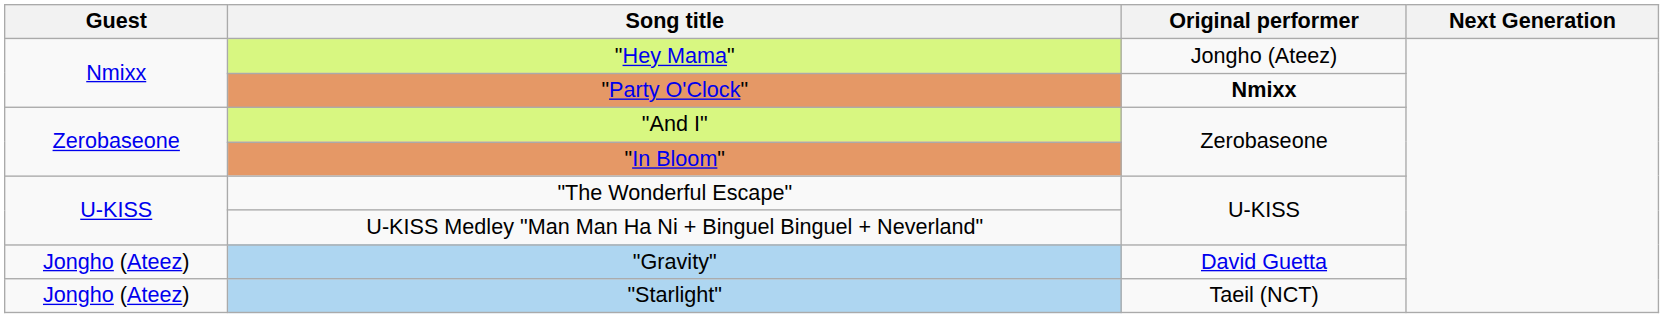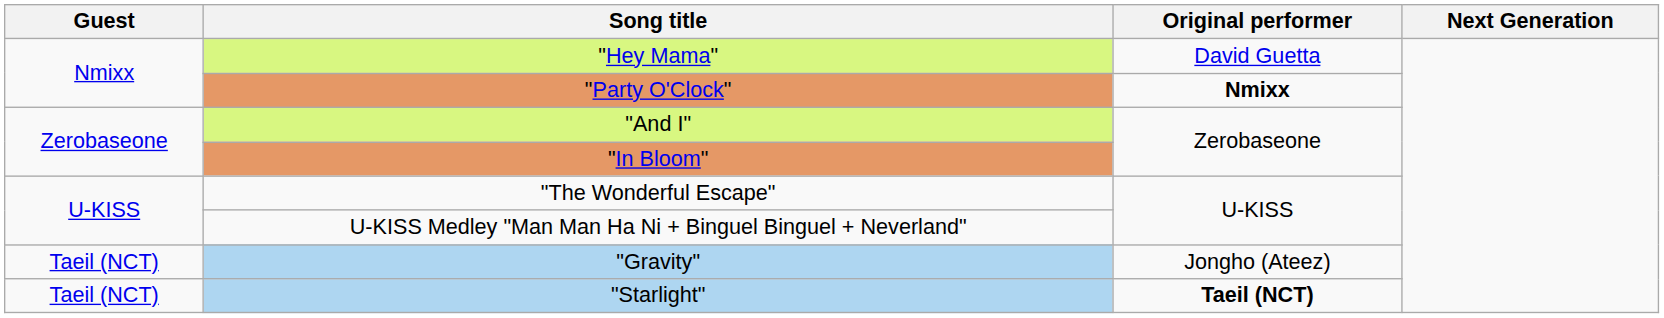(1264, 55) Jongho (Ateez) -> (1257, 55) David Guetta
(116, 261) Jongho (Ateez) -> (104, 261) Taeil (NCT)
(1264, 261) David Guetta -> (1257, 261) Jongho (Ateez)
(116, 295) Jongho (Ateez) -> (104, 295) Taeil (NCT)
(1264, 295) normal -> (1257, 295) bold
